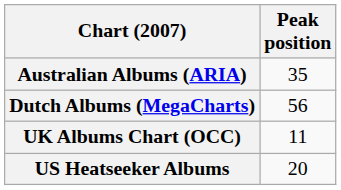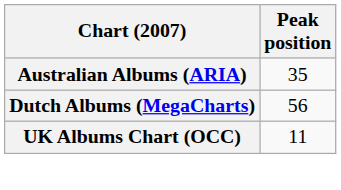- row: (132, 168)
